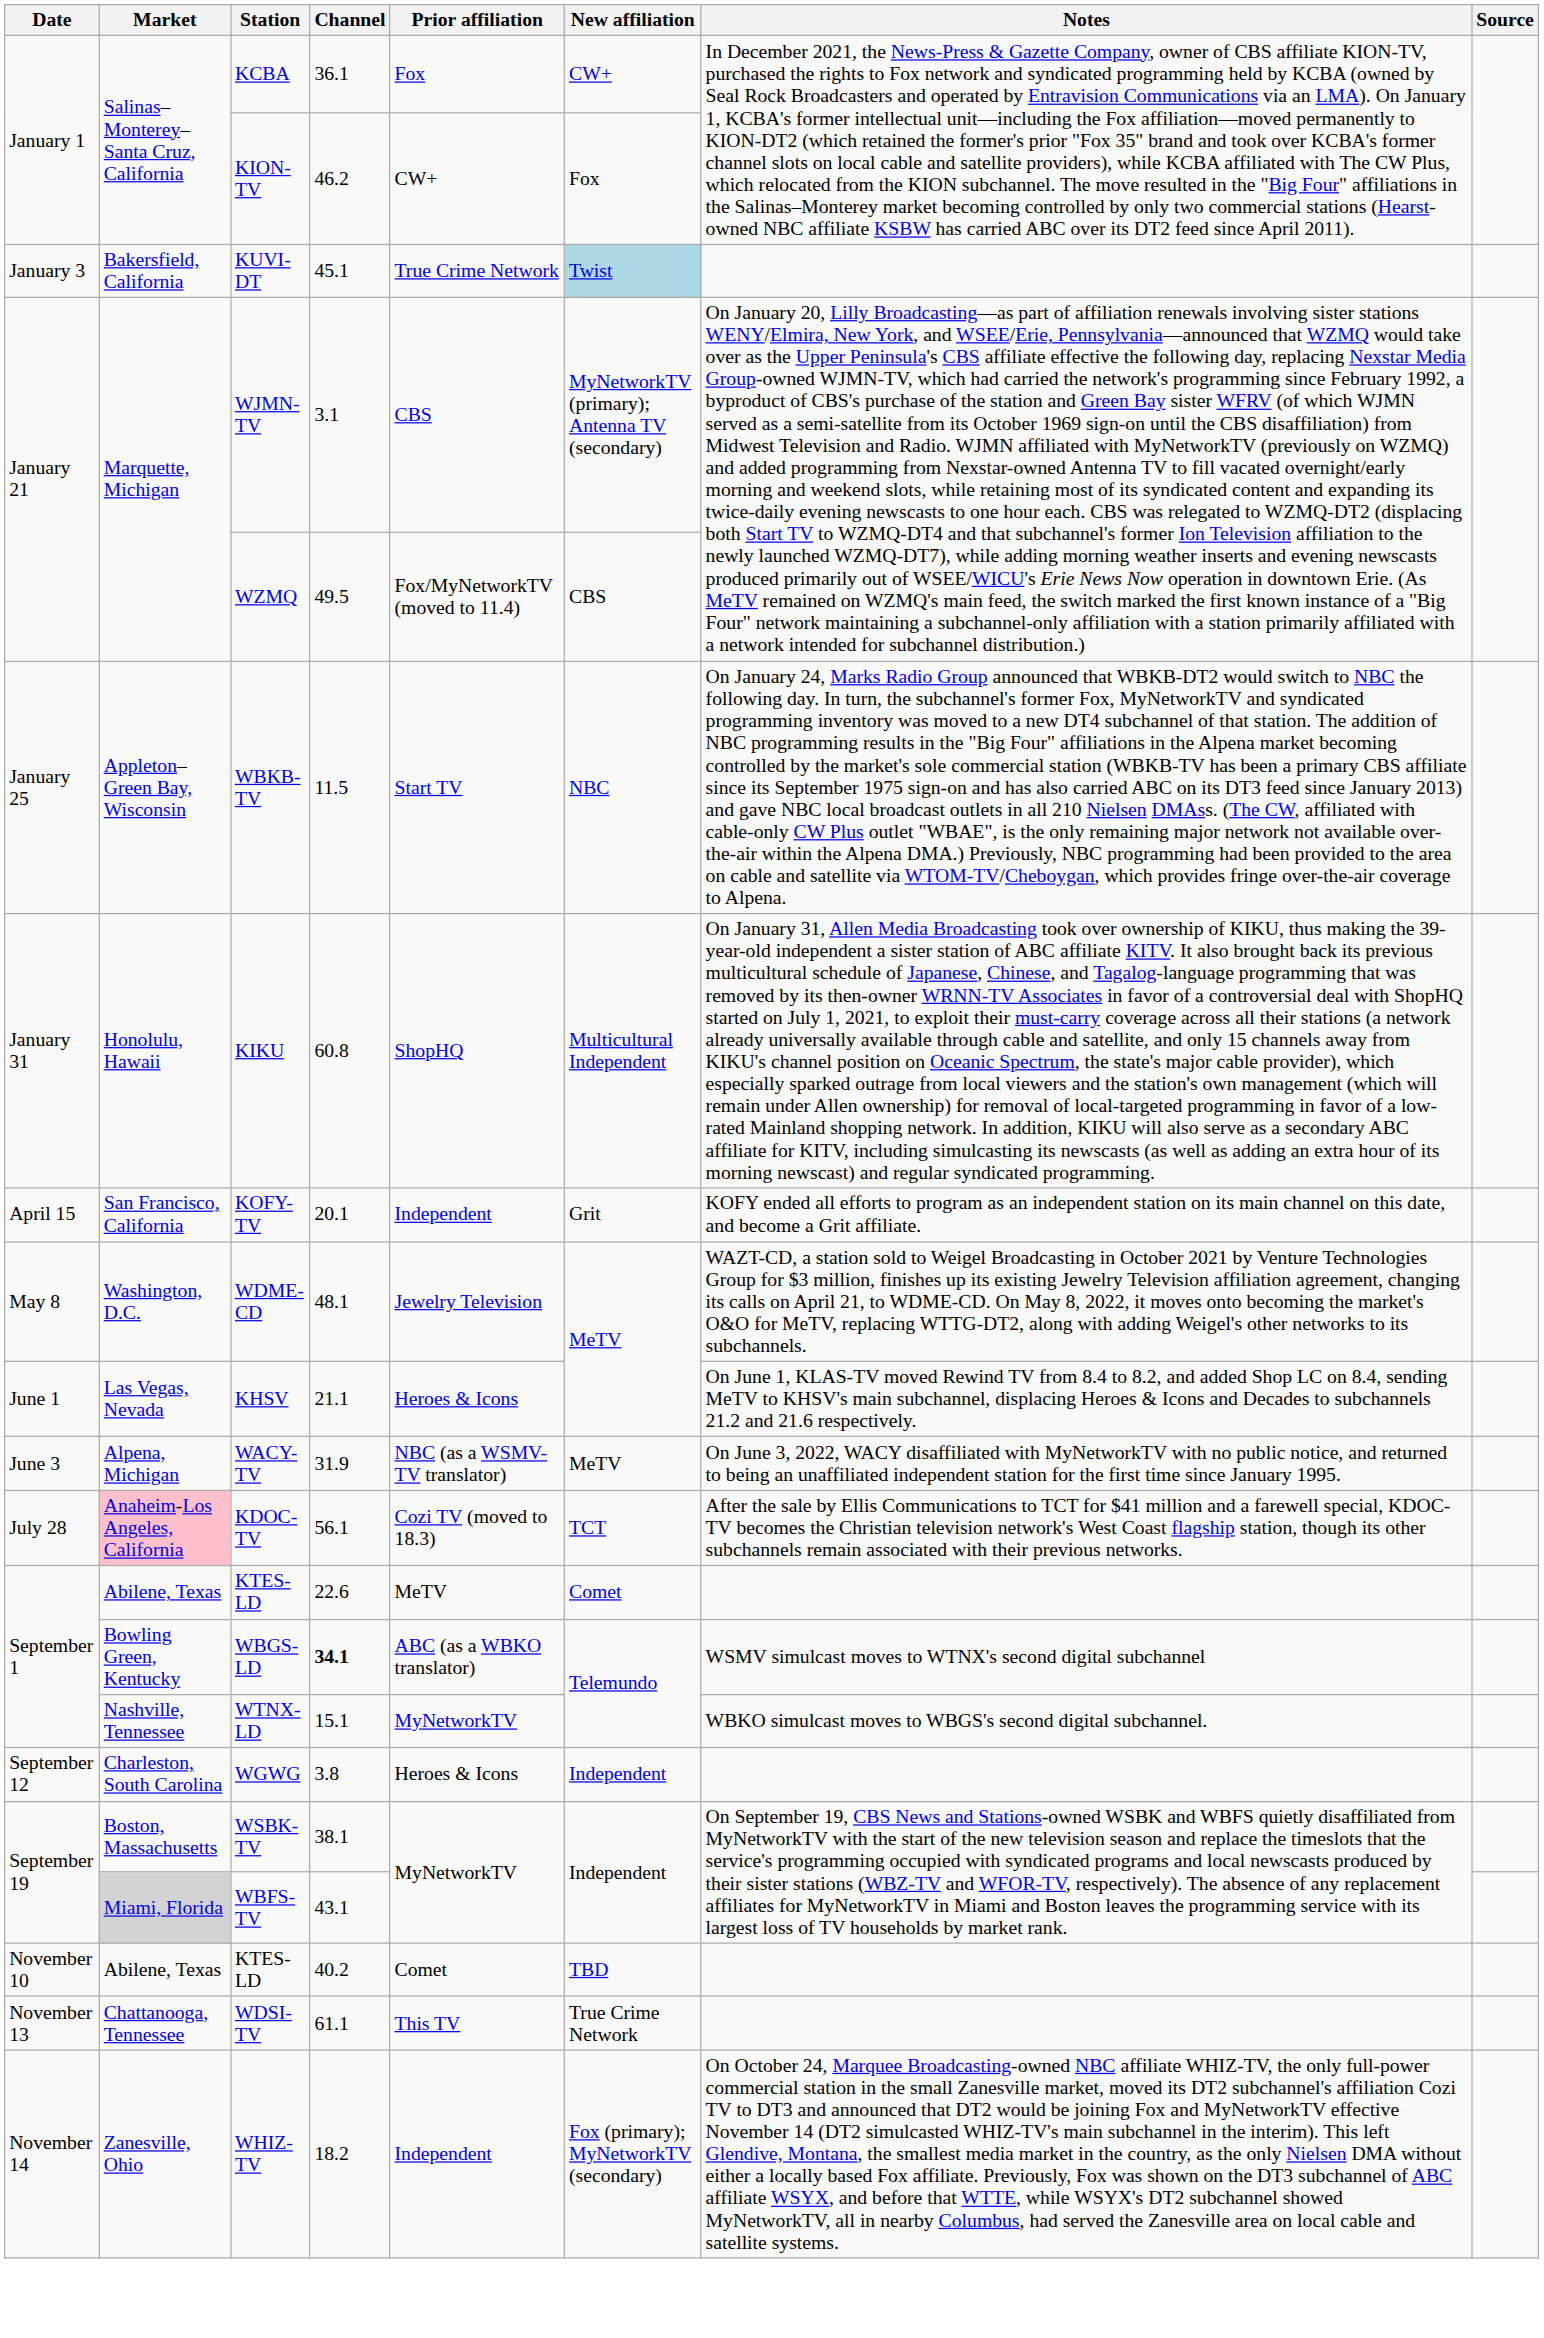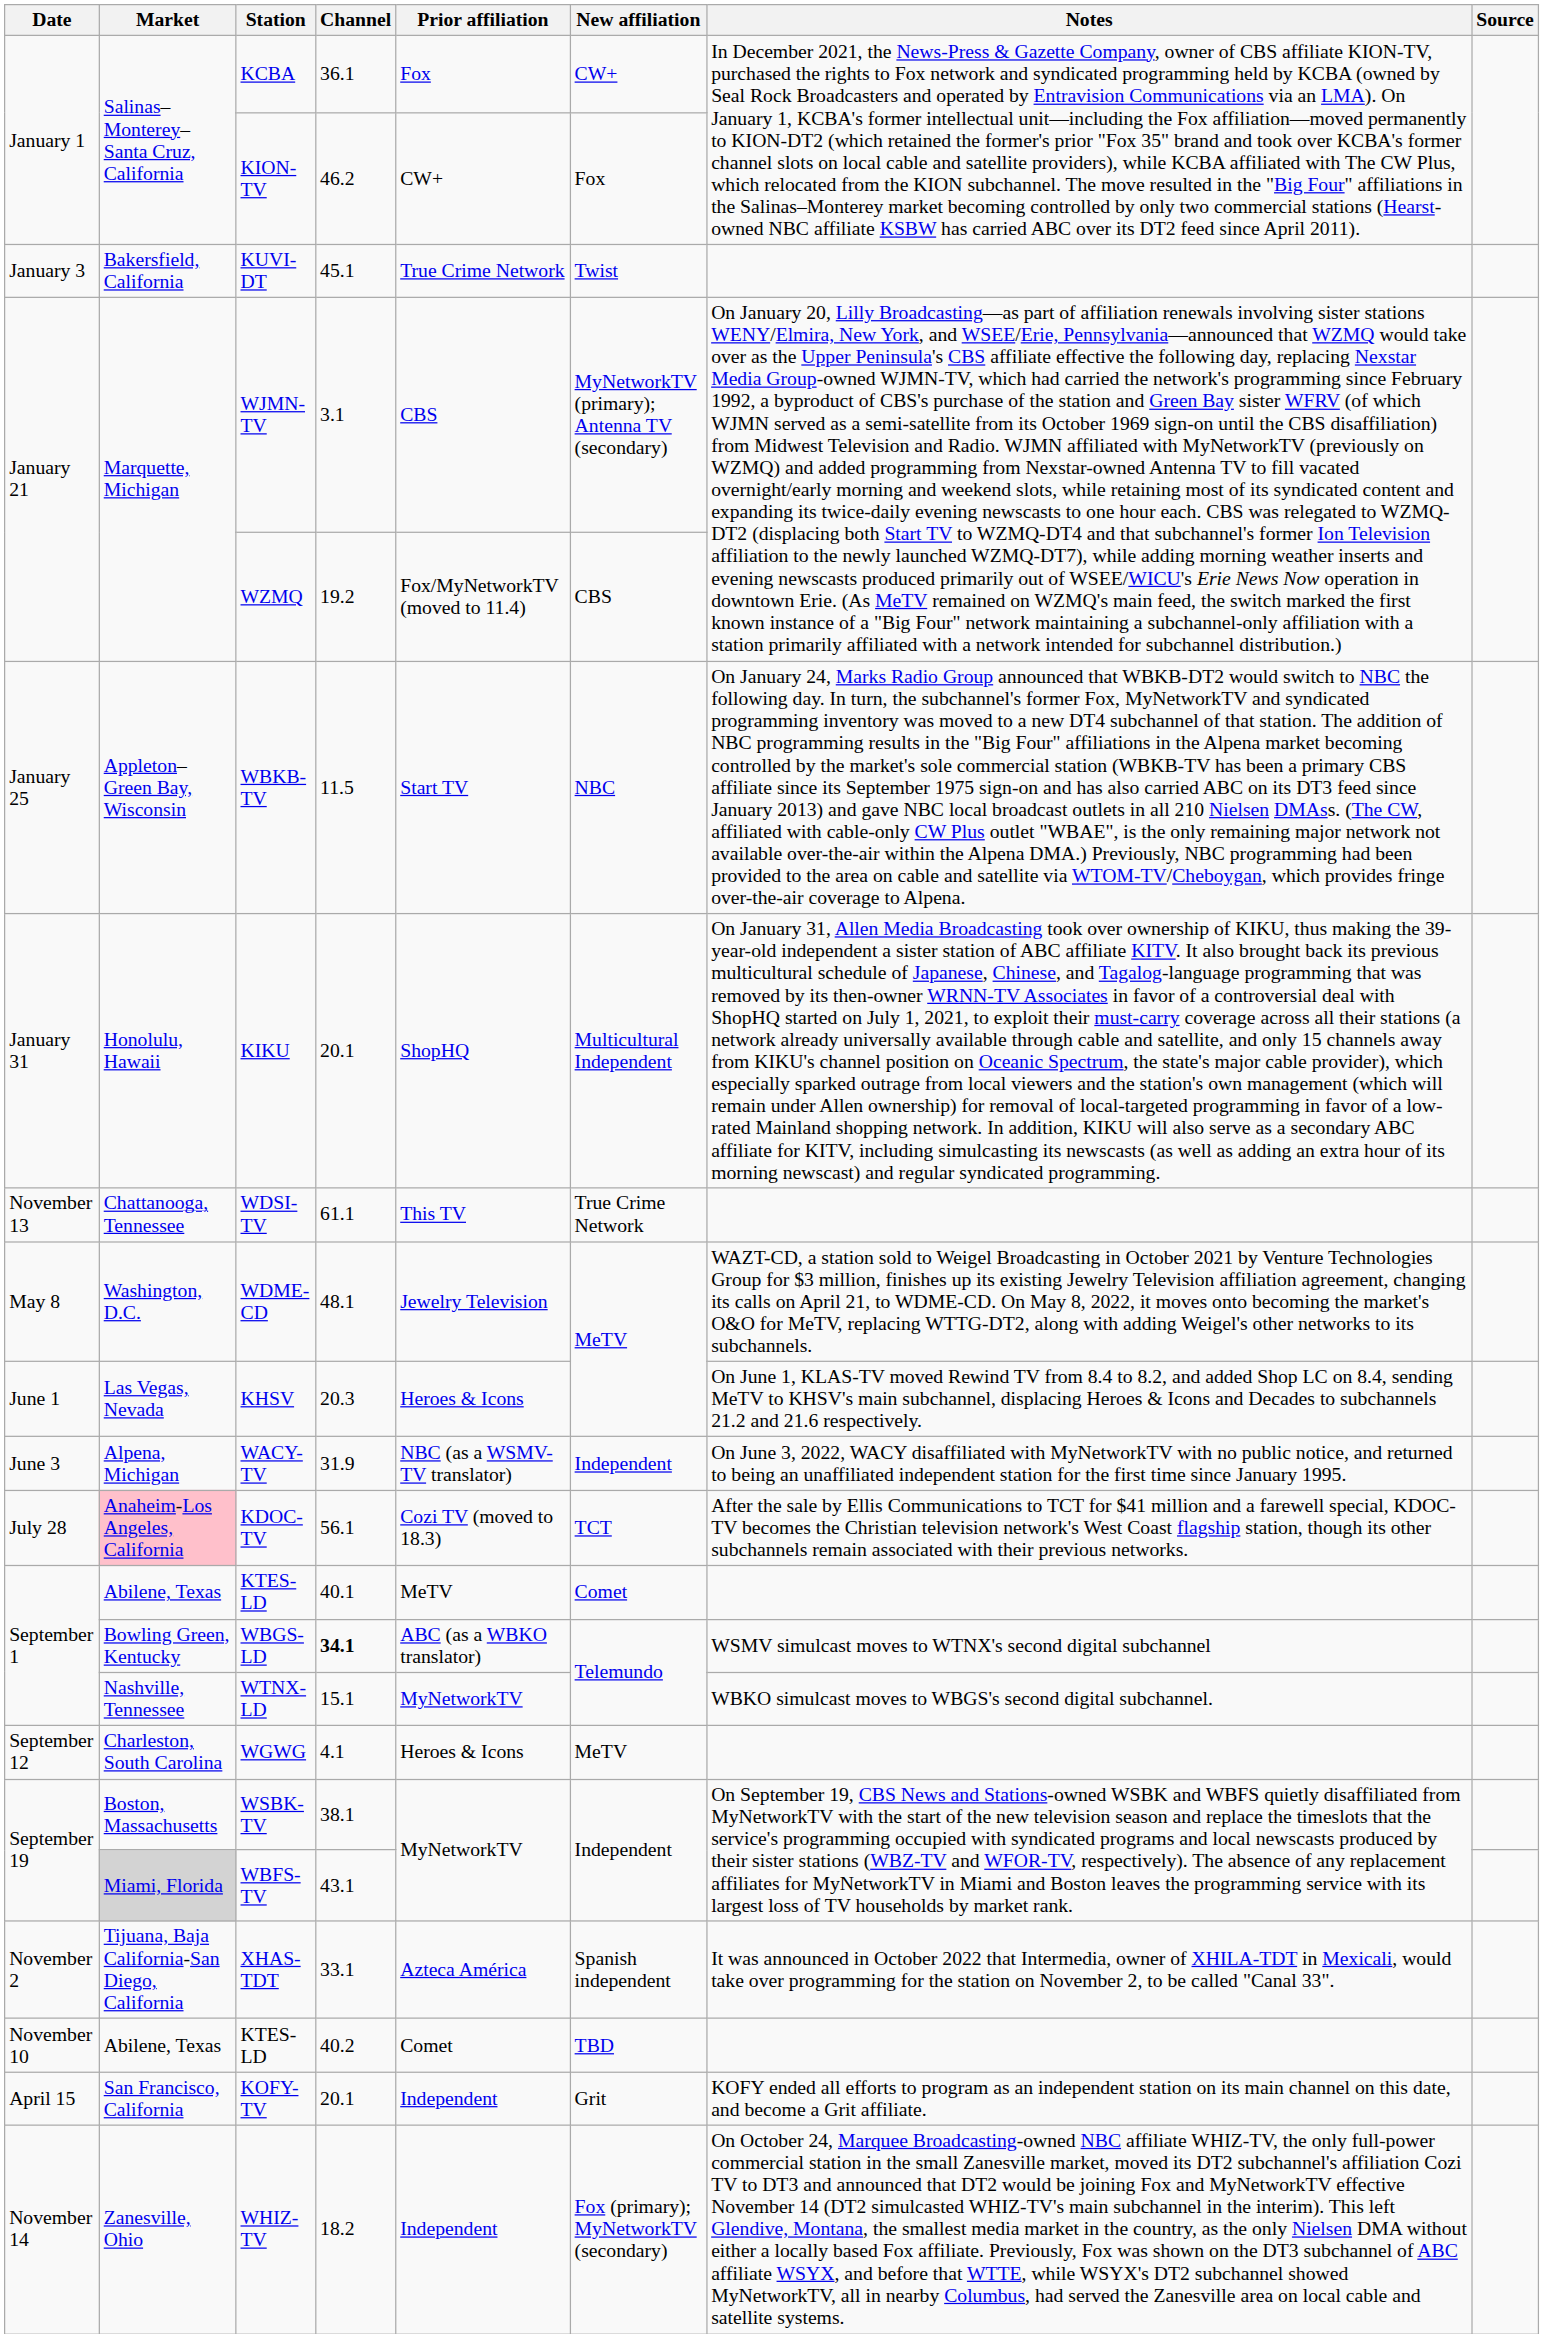(591, 270) lightblue background -> (596, 270) no background
(332, 596) 49.5 -> (337, 596) 19.2
(332, 1050) 60.8 -> (337, 1050) 20.1
rows swapped: (42, 1214) <-> (51, 2023)
(332, 1398) 21.1 -> (337, 1398) 20.3
(595, 1463) MeTV -> (623, 1463) Independent
(332, 1592) 22.6 -> (337, 1592) 40.1
(327, 1774) 3.8 -> (332, 1752) 4.1
(618, 1774) Independent -> (601, 1752) MeTV
+ row: (51, 1969)
